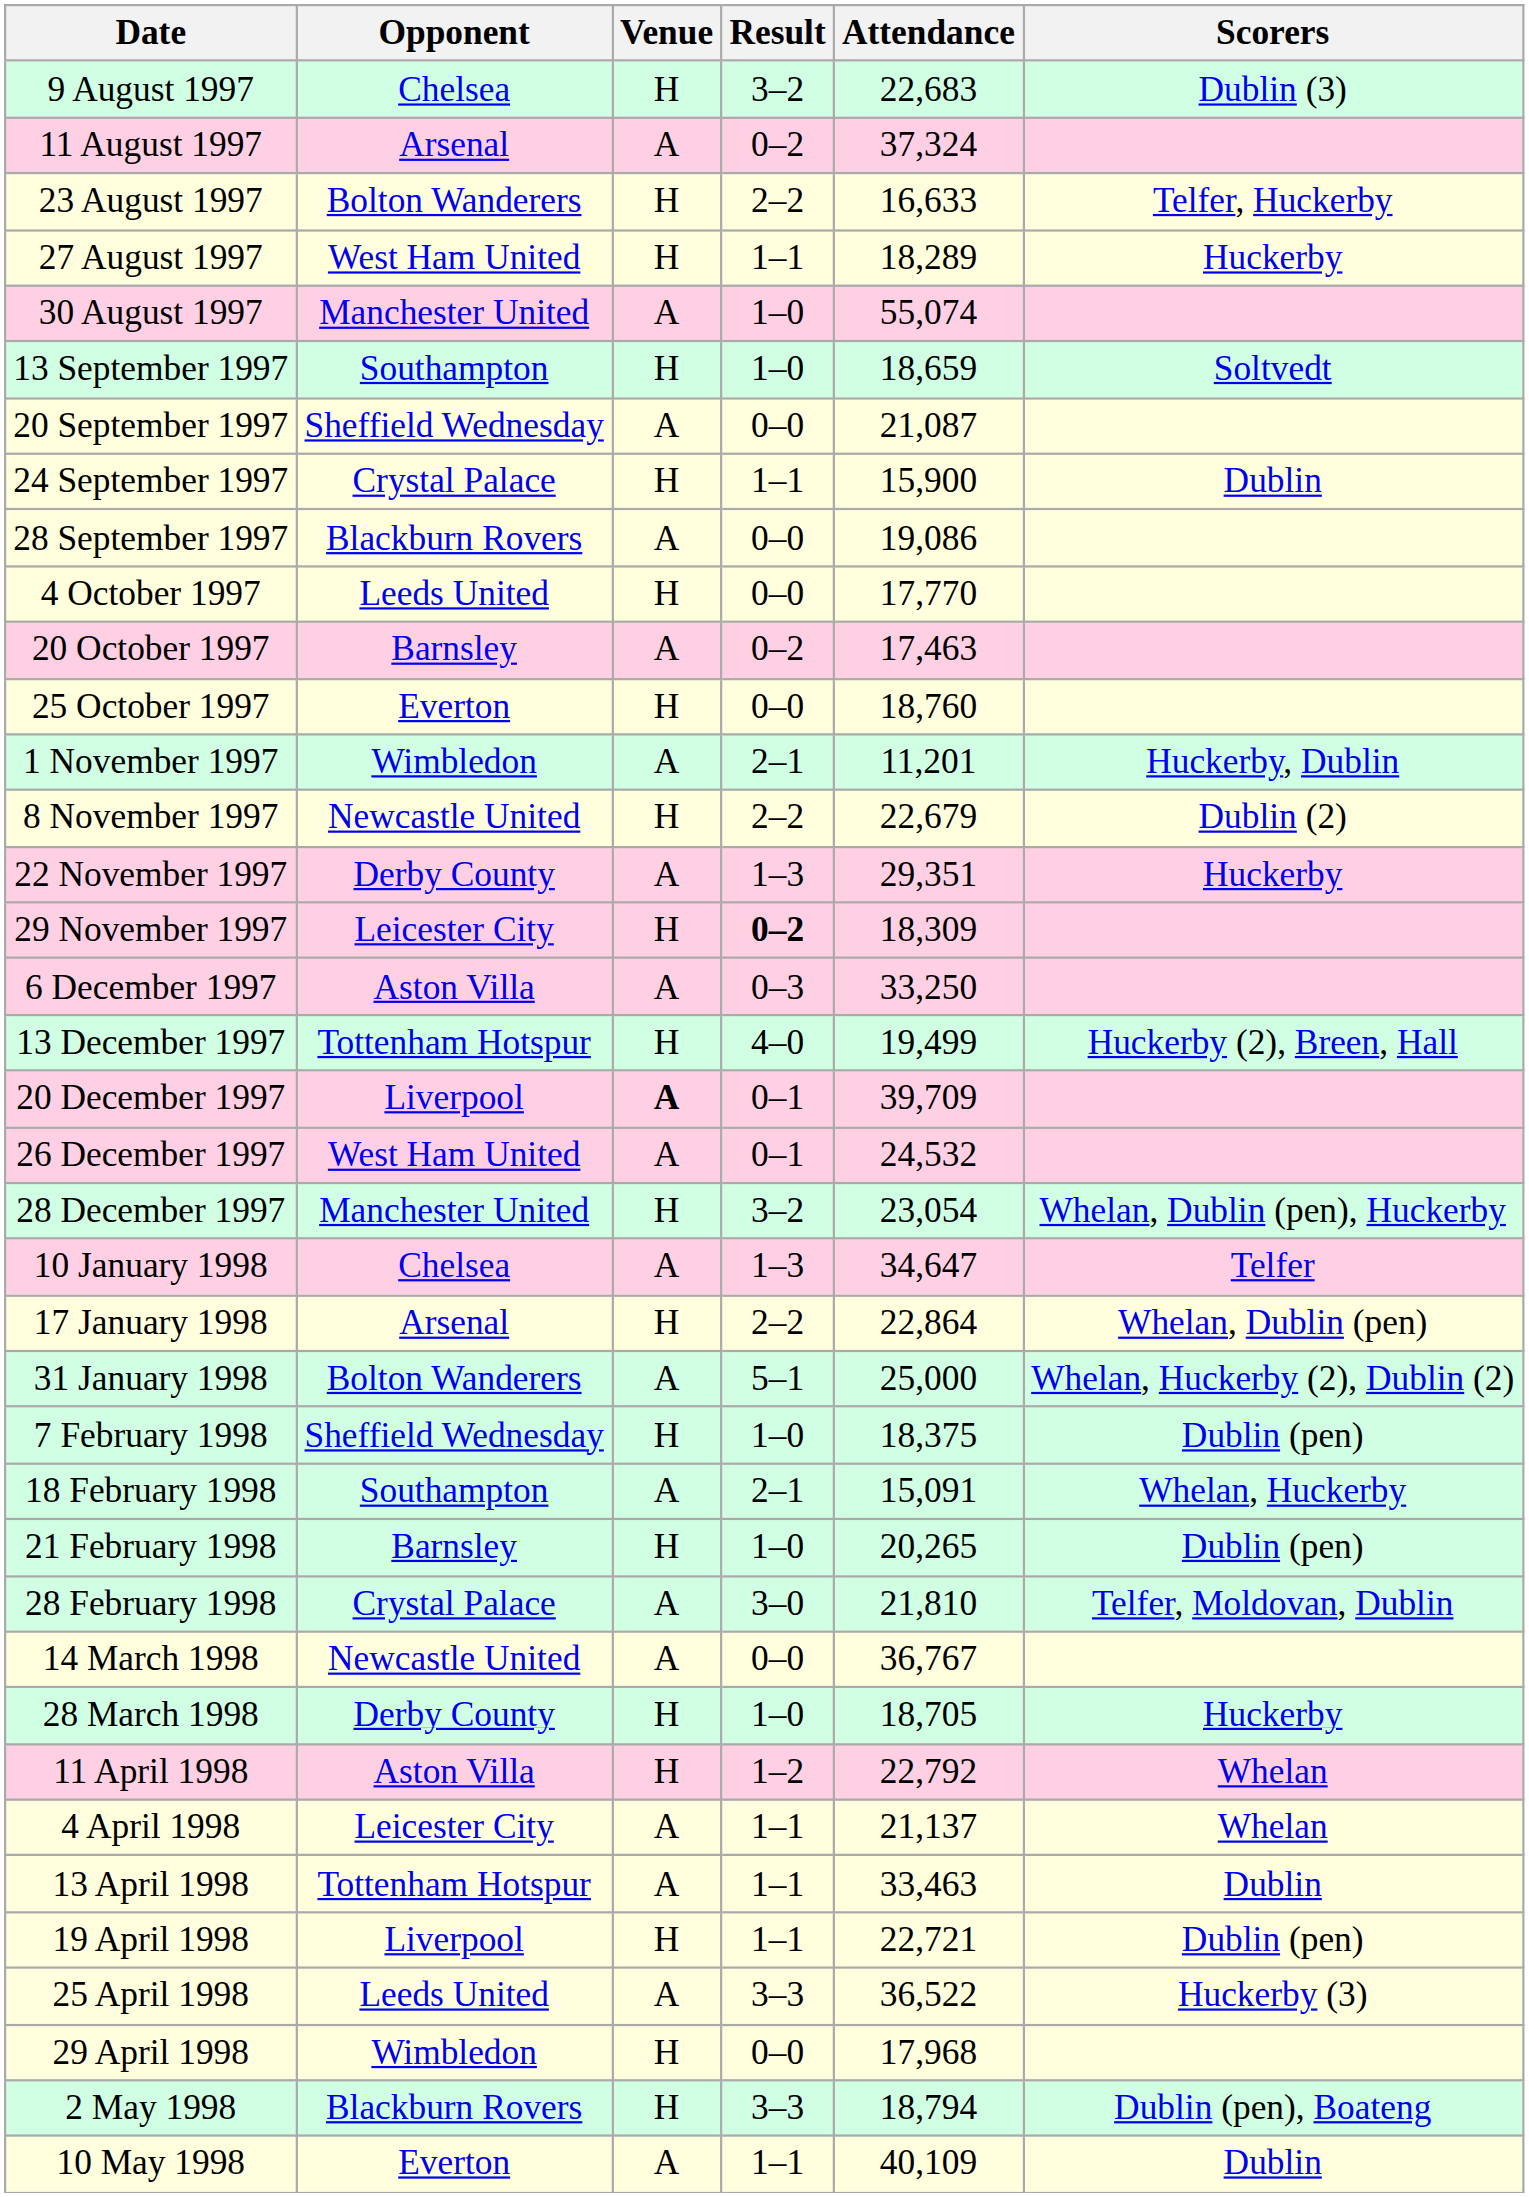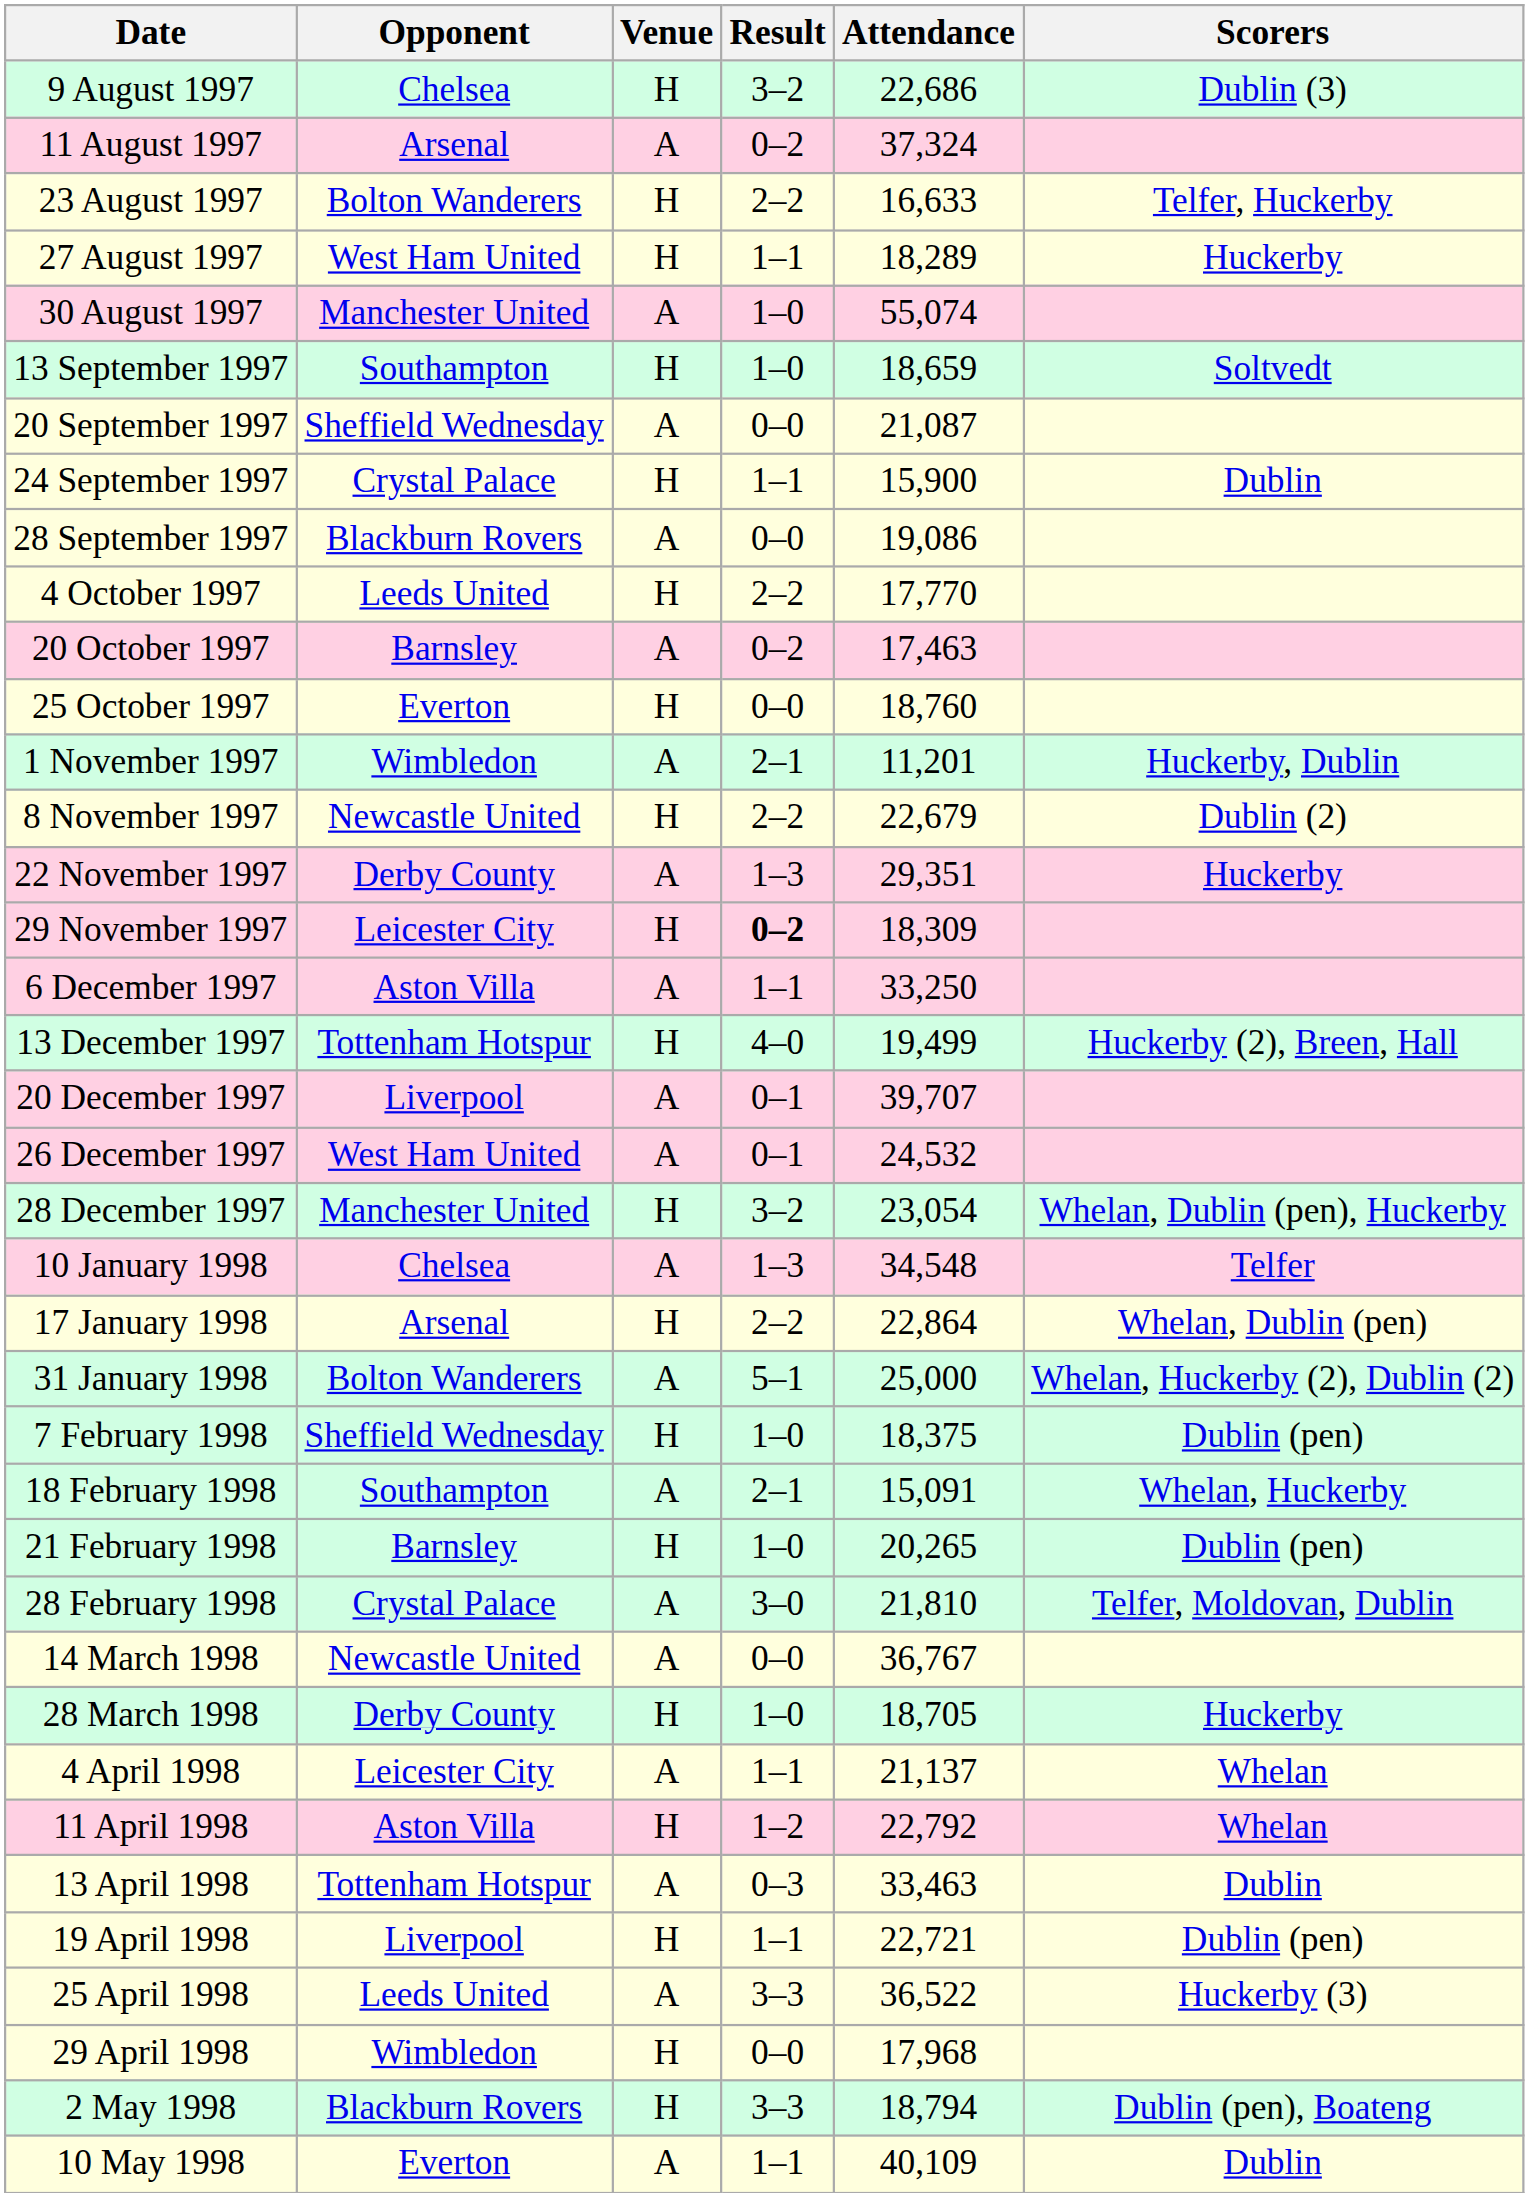(928, 88) 22,683 -> (928, 88) 22,686
(778, 593) 0–0 -> (778, 593) 2–2
(778, 985) 0–3 -> (778, 985) 1–1
(667, 1098) bold -> (667, 1098) normal
(928, 1098) 39,709 -> (928, 1098) 39,707
(928, 1266) 34,647 -> (928, 1266) 34,548
rows swapped: (151, 1827) <-> (151, 1770)
(778, 1883) 1–1 -> (778, 1883) 0–3
